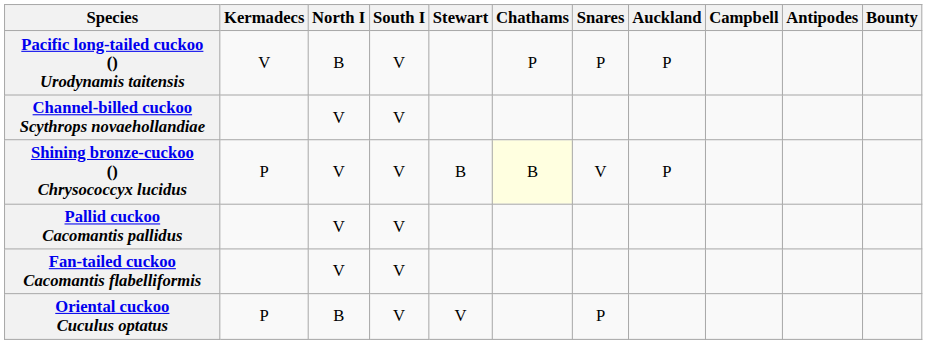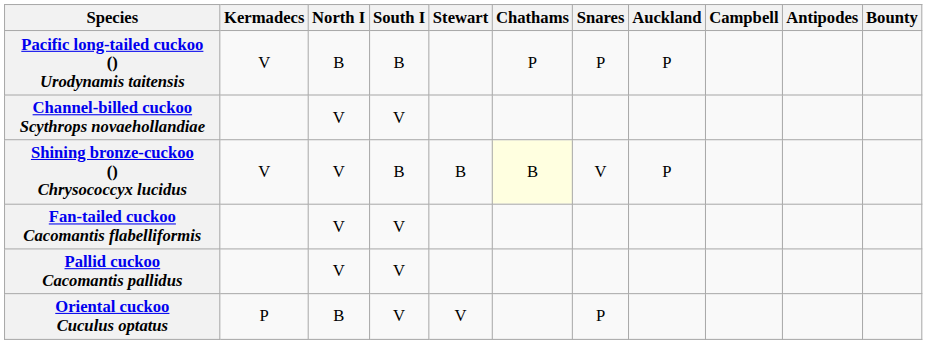(399, 62) V -> (399, 62) B
(264, 171) P -> (264, 171) V
(399, 171) V -> (399, 171) B
rows swapped: (112, 226) <-> (112, 271)
